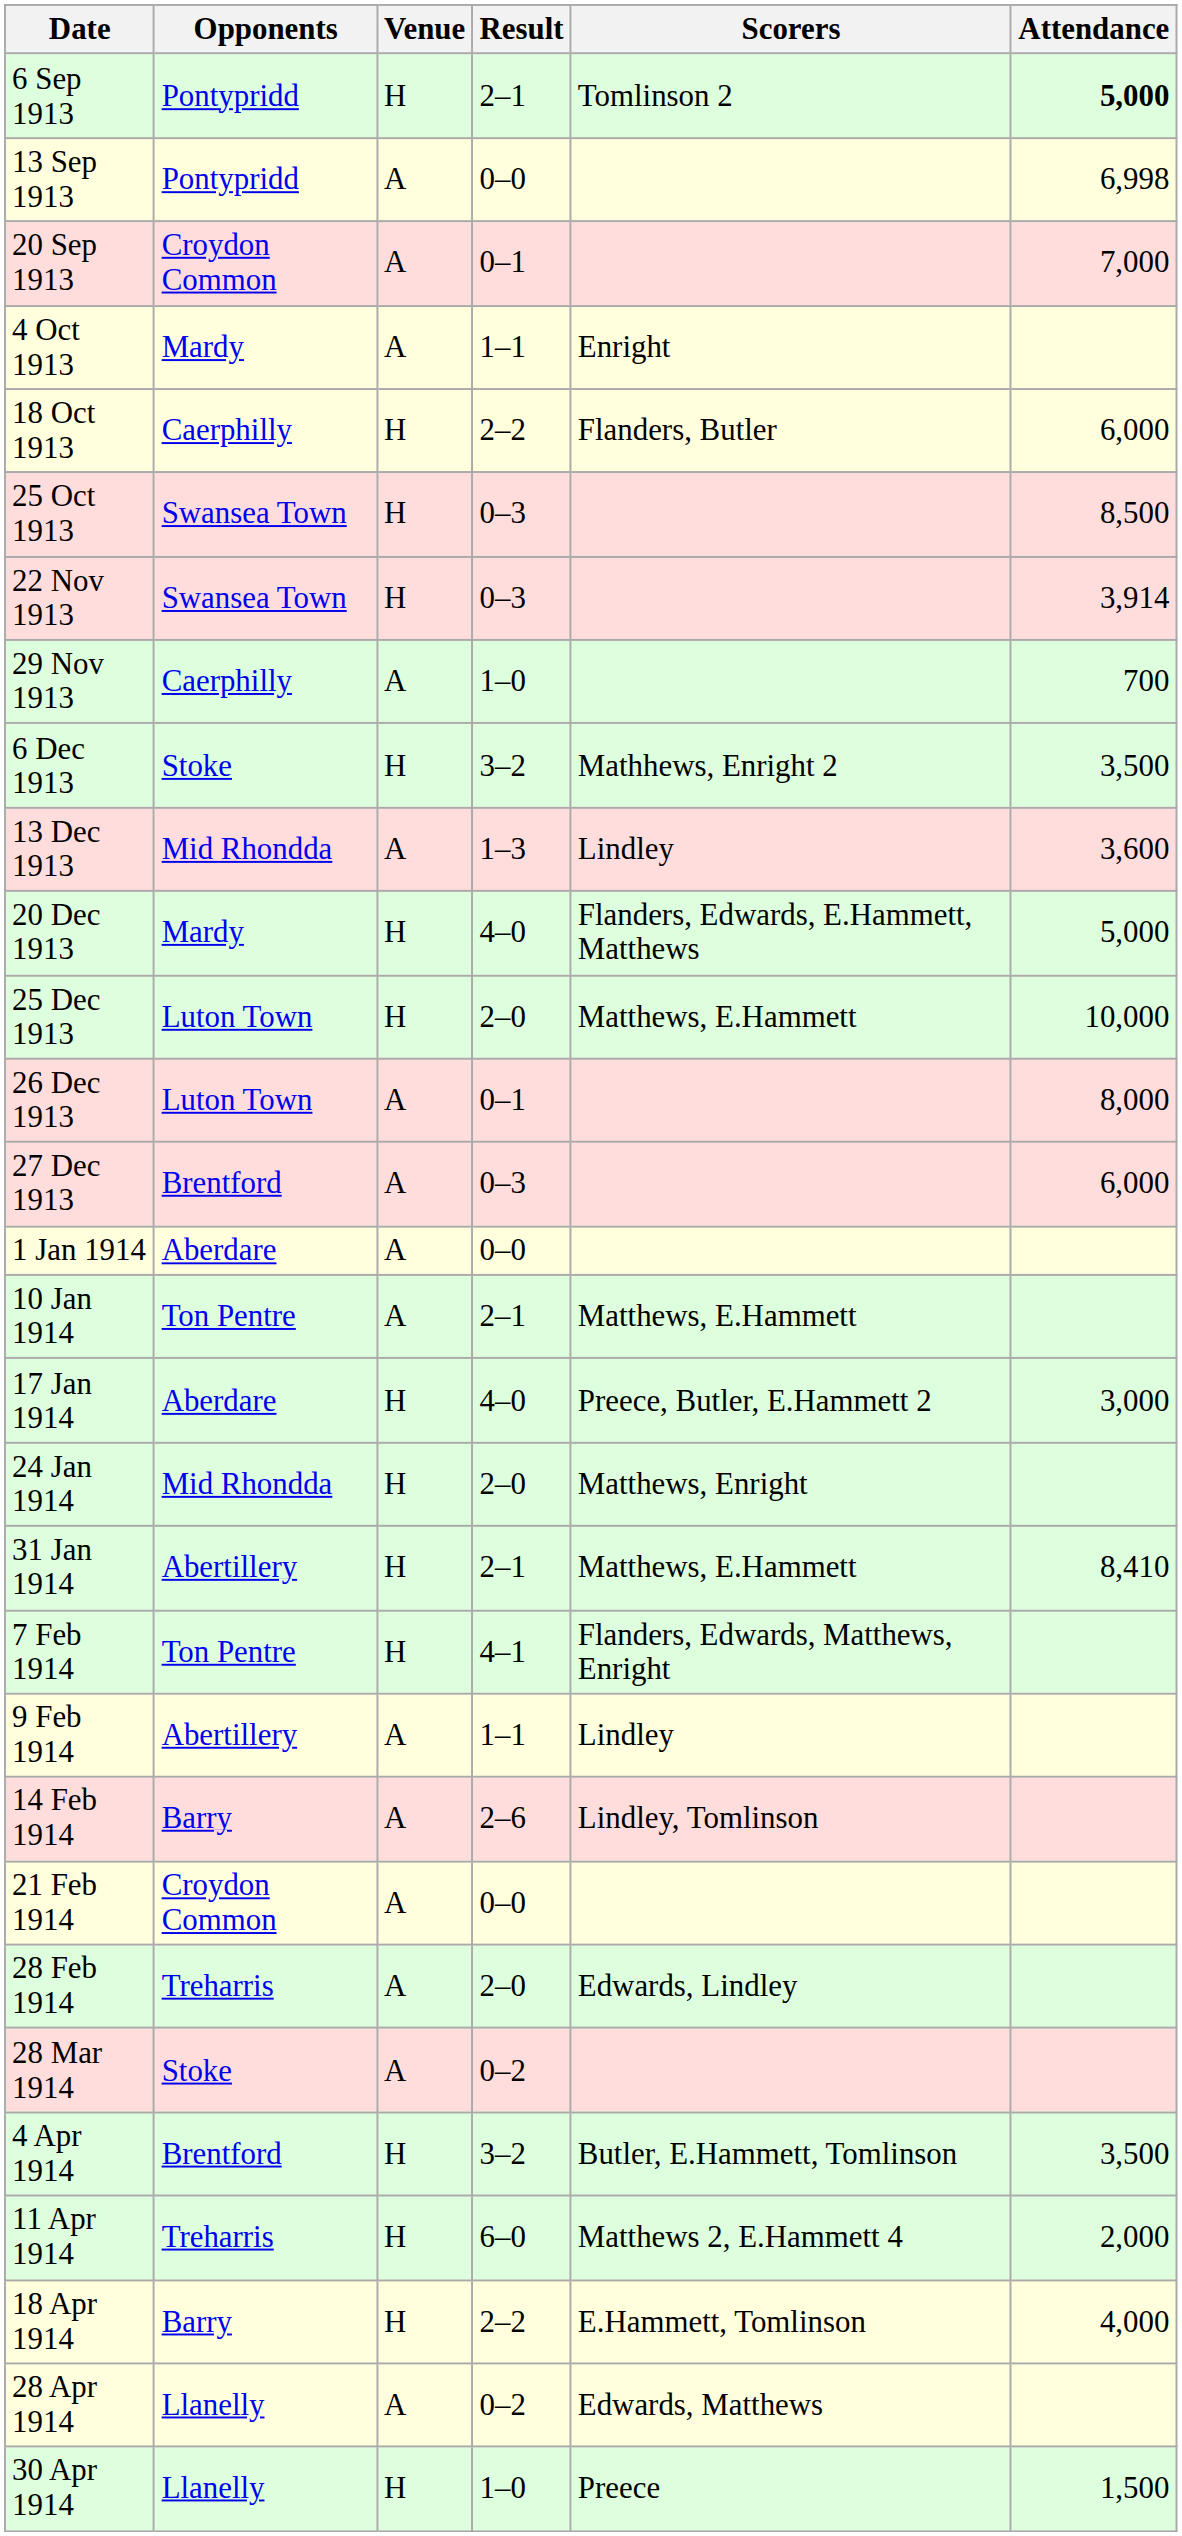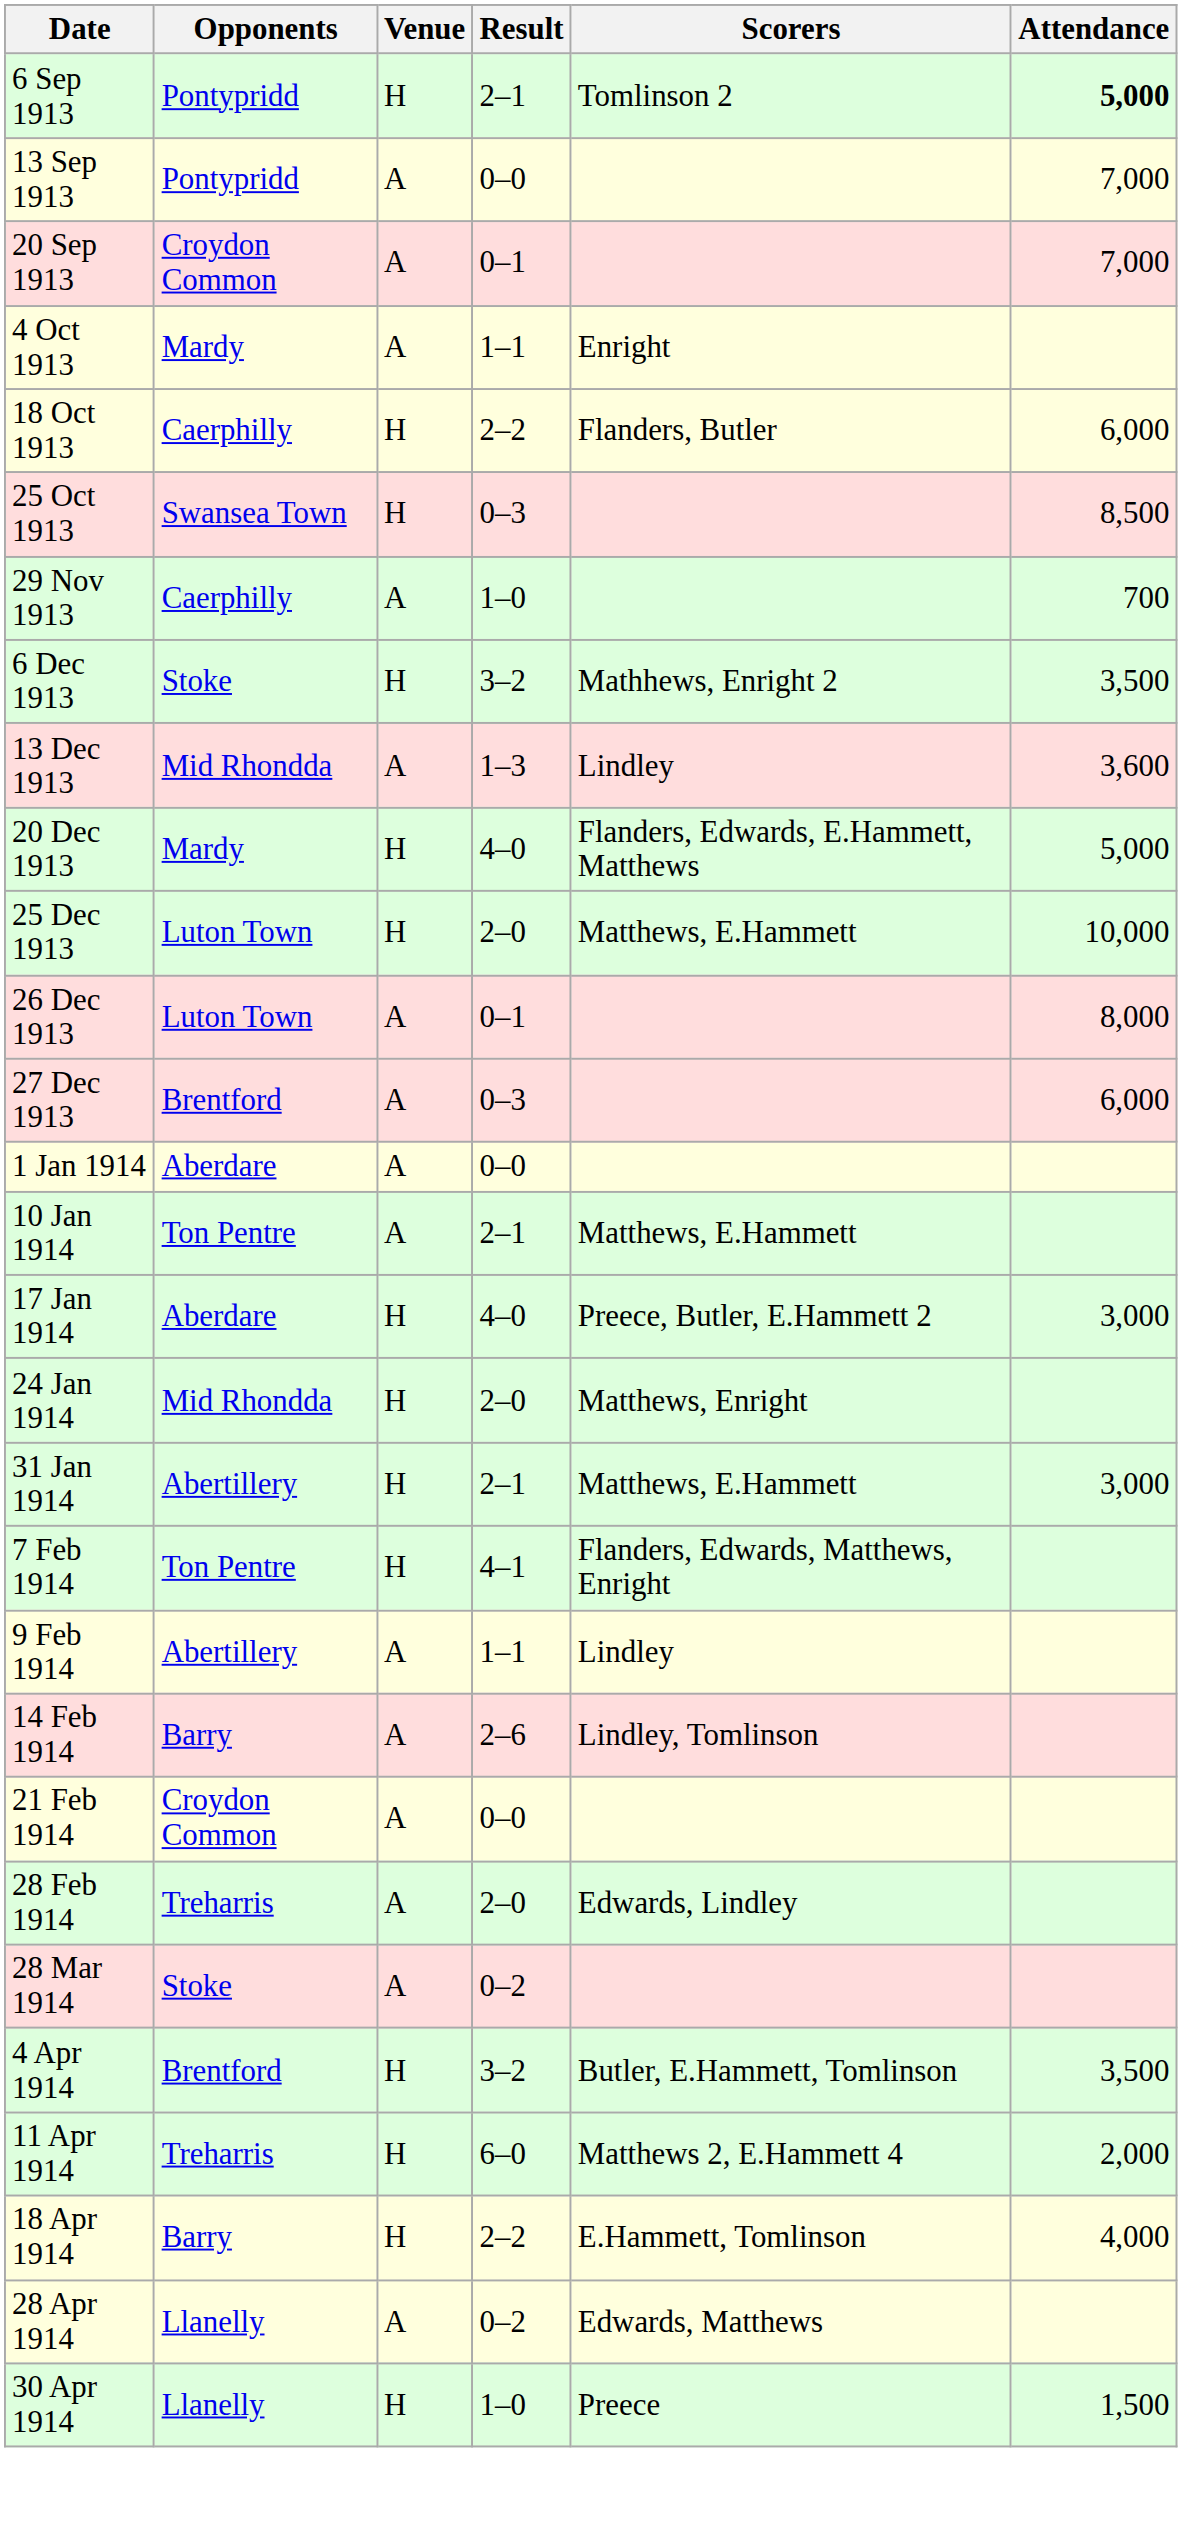(1135, 179) 6,998 -> (1135, 179) 7,000
- row: (58, 597)
(1135, 1567) 8,410 -> (1135, 1483) 3,000
